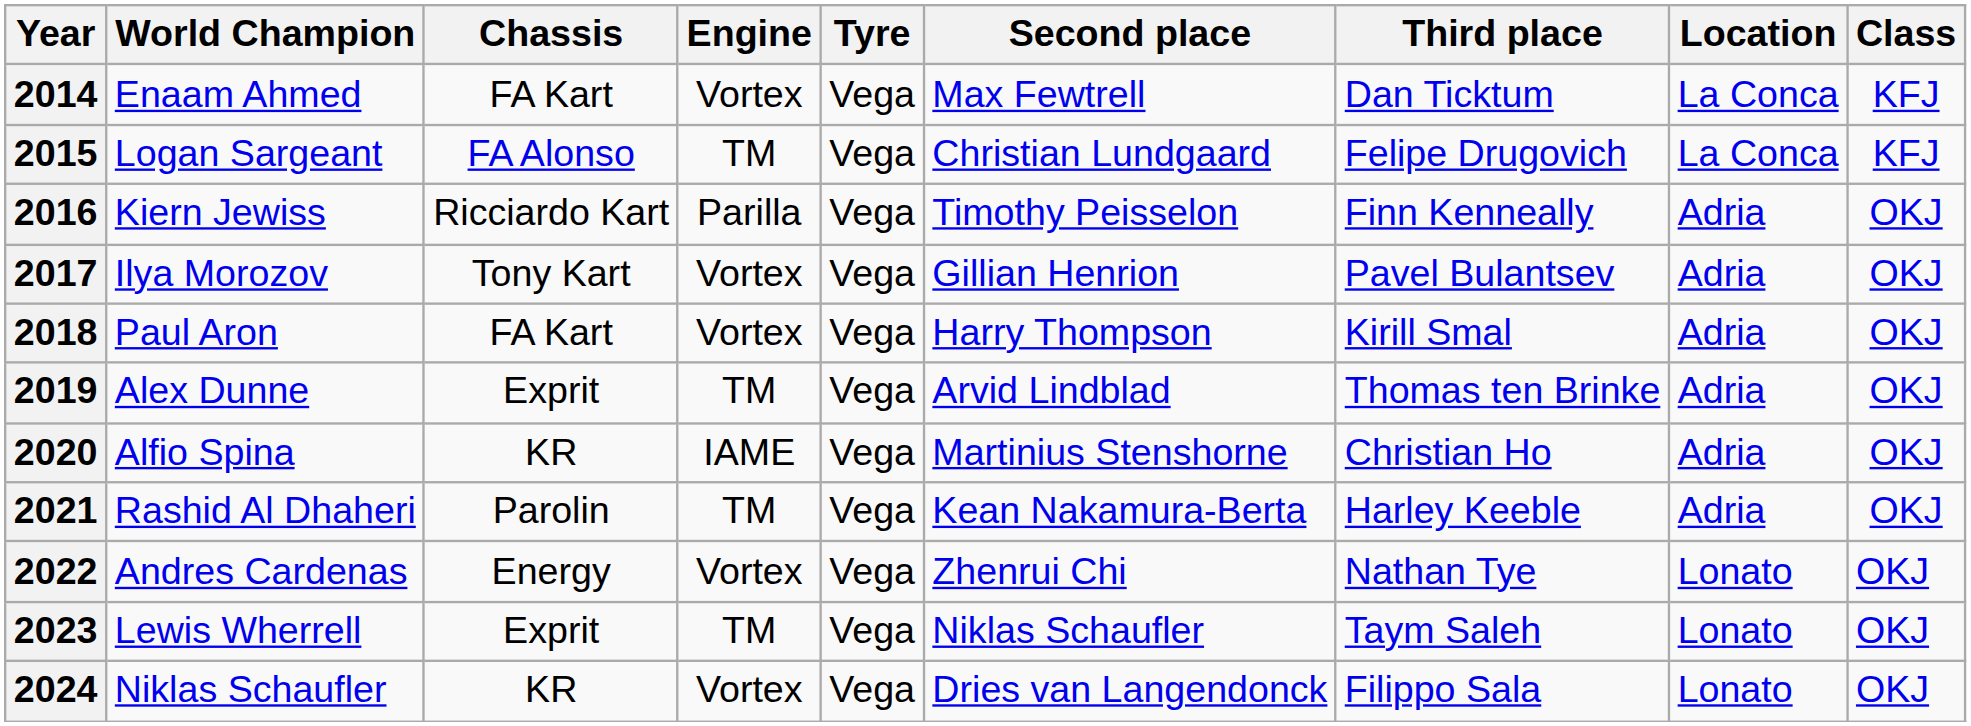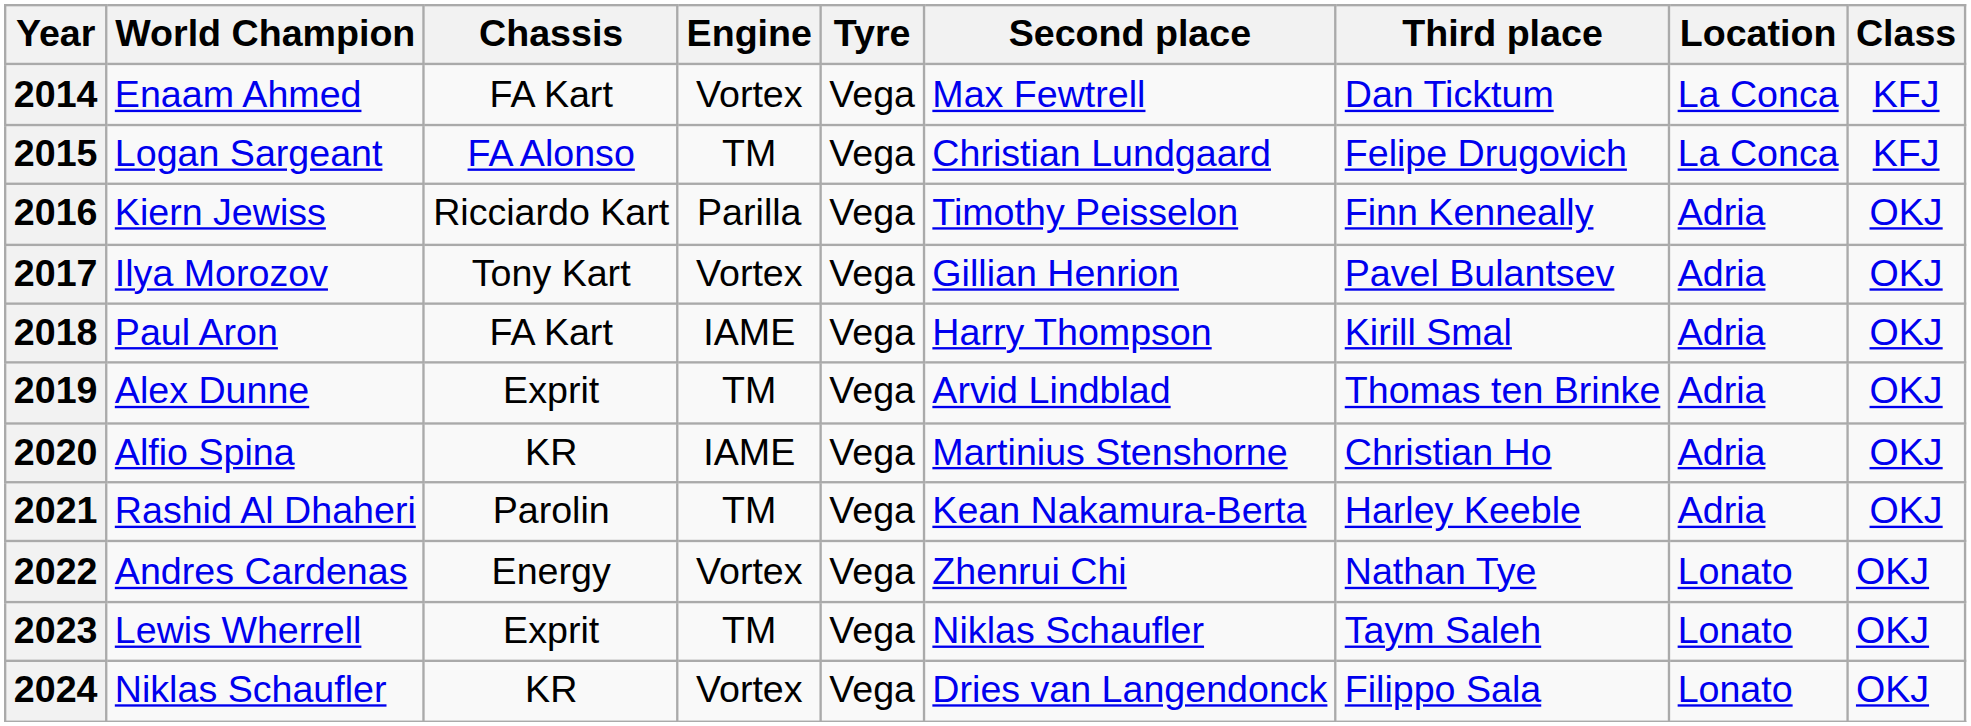(749, 332) Vortex -> (749, 332) IAME
